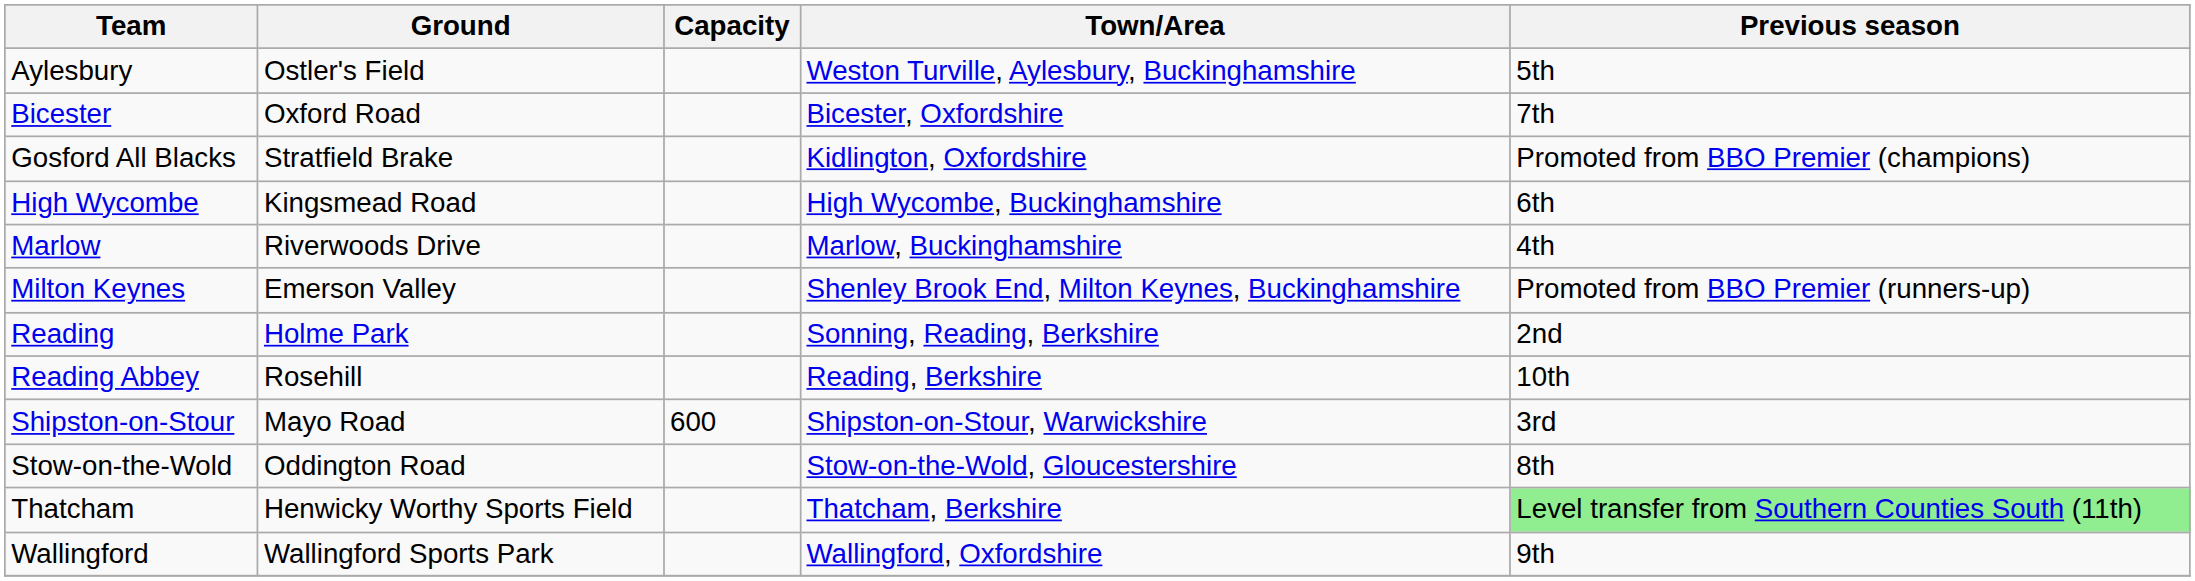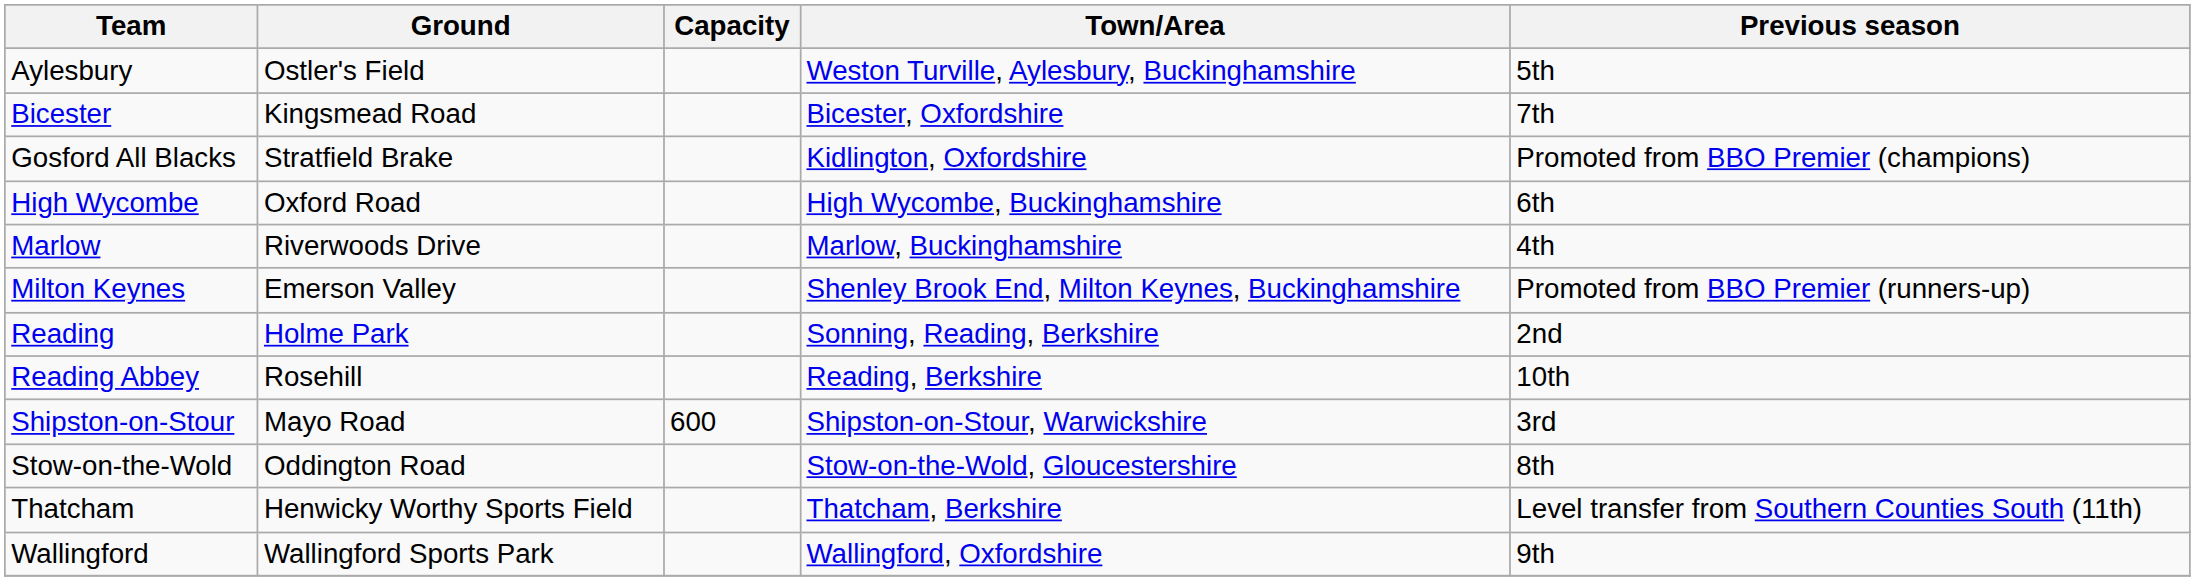(342, 114) Oxford Road -> (370, 114) Kingsmead Road
(370, 202) Kingsmead Road -> (342, 202) Oxford Road
(1829, 509) lightgreen background -> (1829, 509) no background
